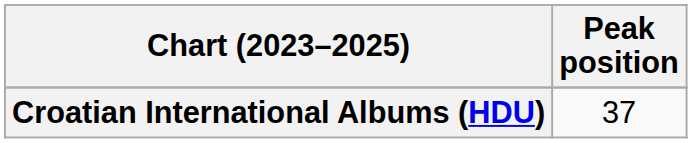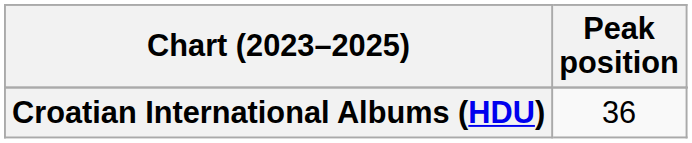(619, 112) 37 -> (619, 112) 36
